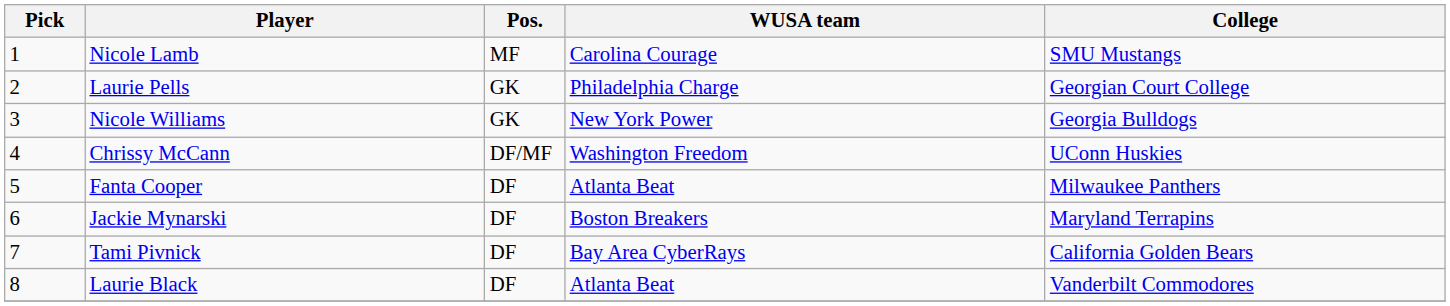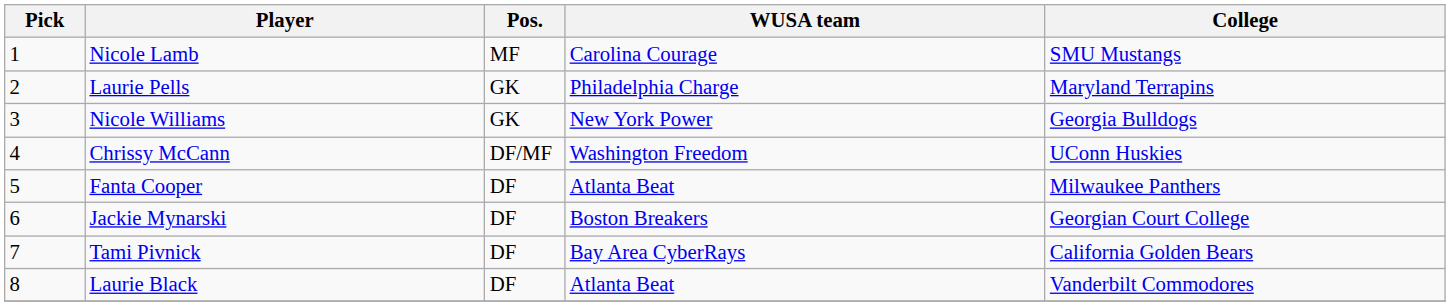(1150, 86) Georgian Court College -> (1132, 86) Maryland Terrapins
(1132, 218) Maryland Terrapins -> (1150, 218) Georgian Court College
